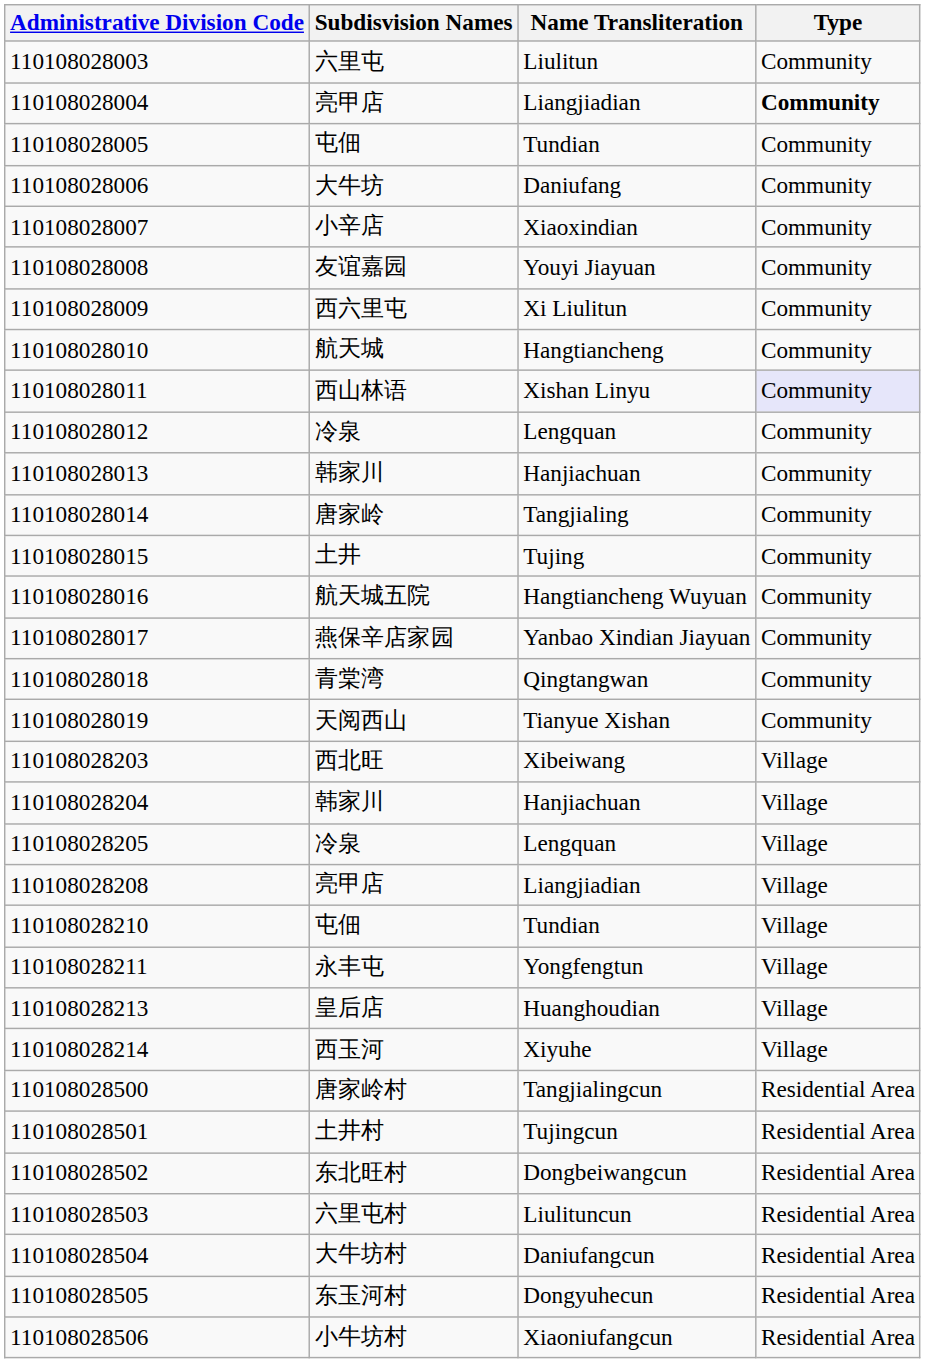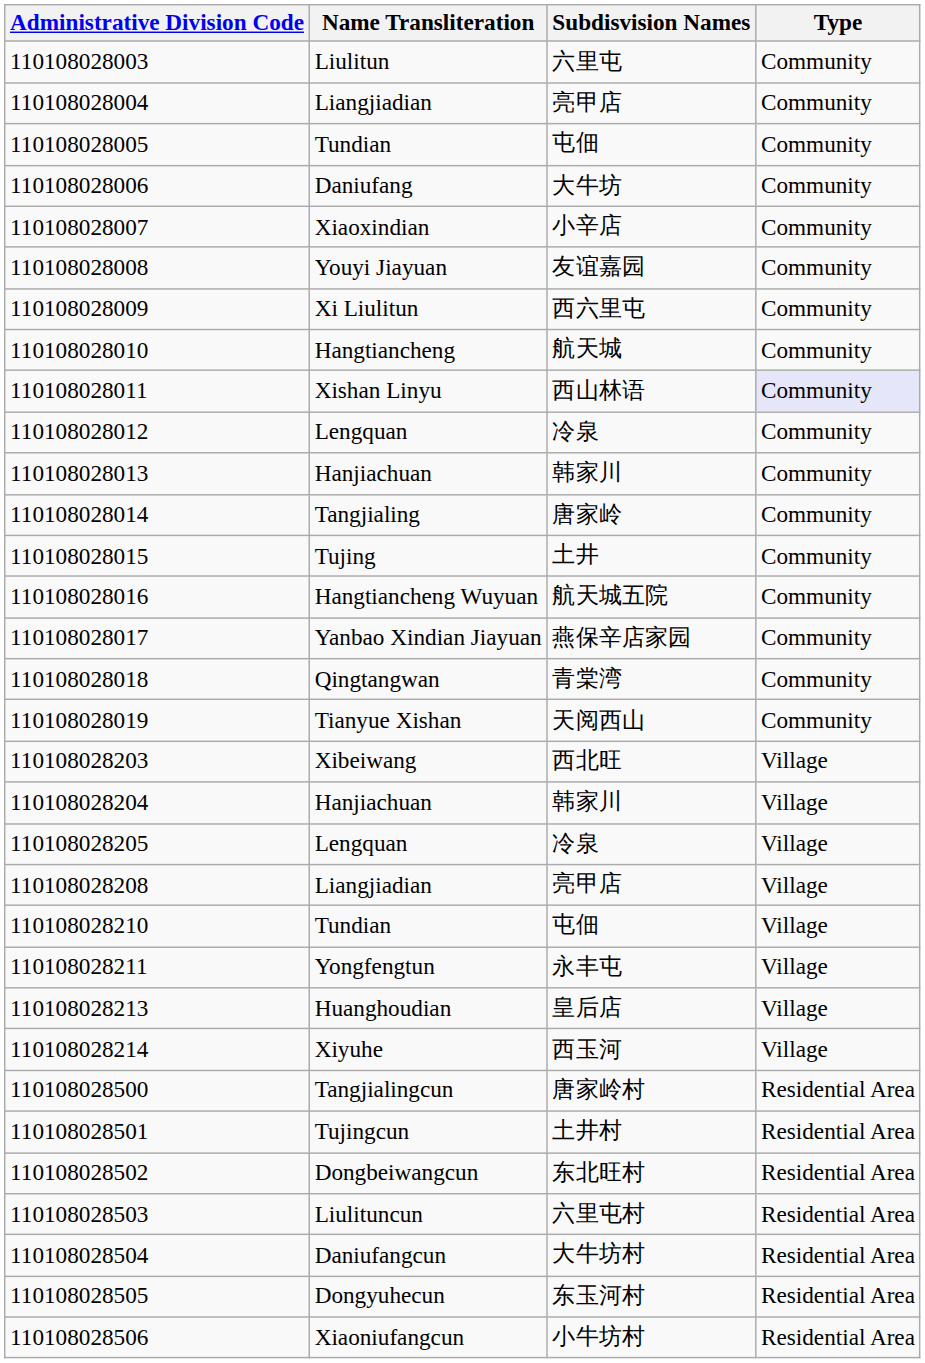columns swapped: (414, 22) <-> (637, 22)
(820, 103) bold -> (816, 103) normal
